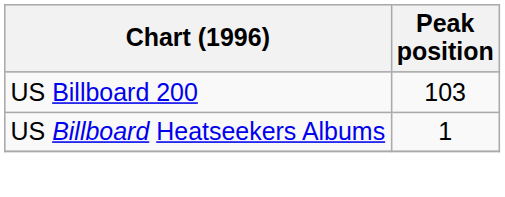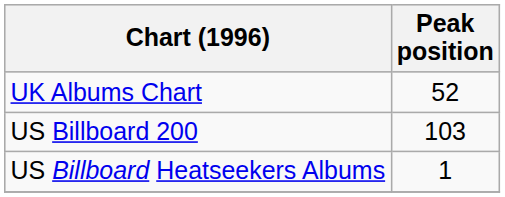+ row: (106, 91)
